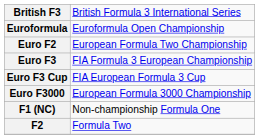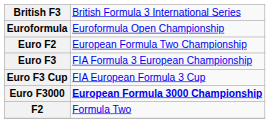(162, 93) normal -> (167, 93) bold
- row: (37, 110)
